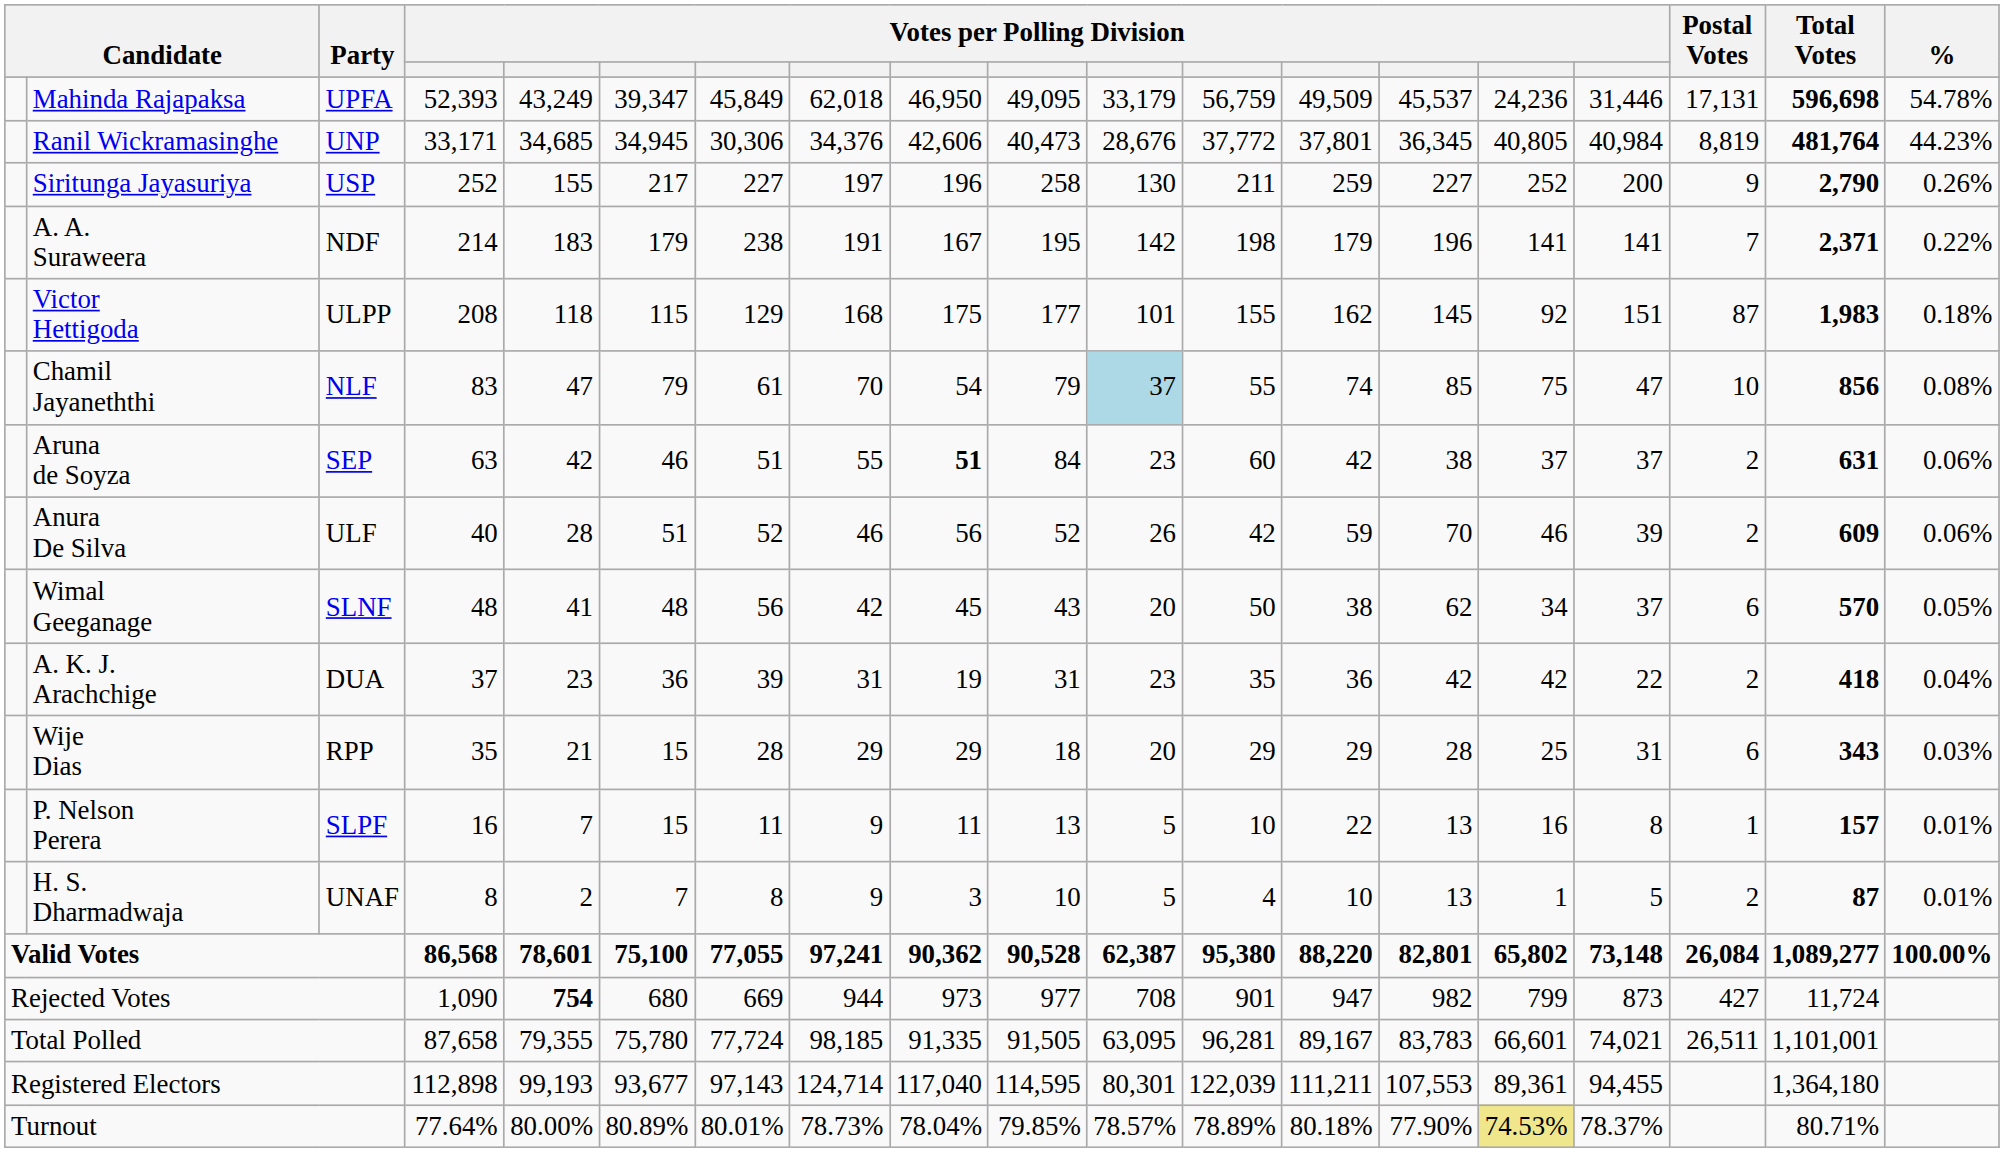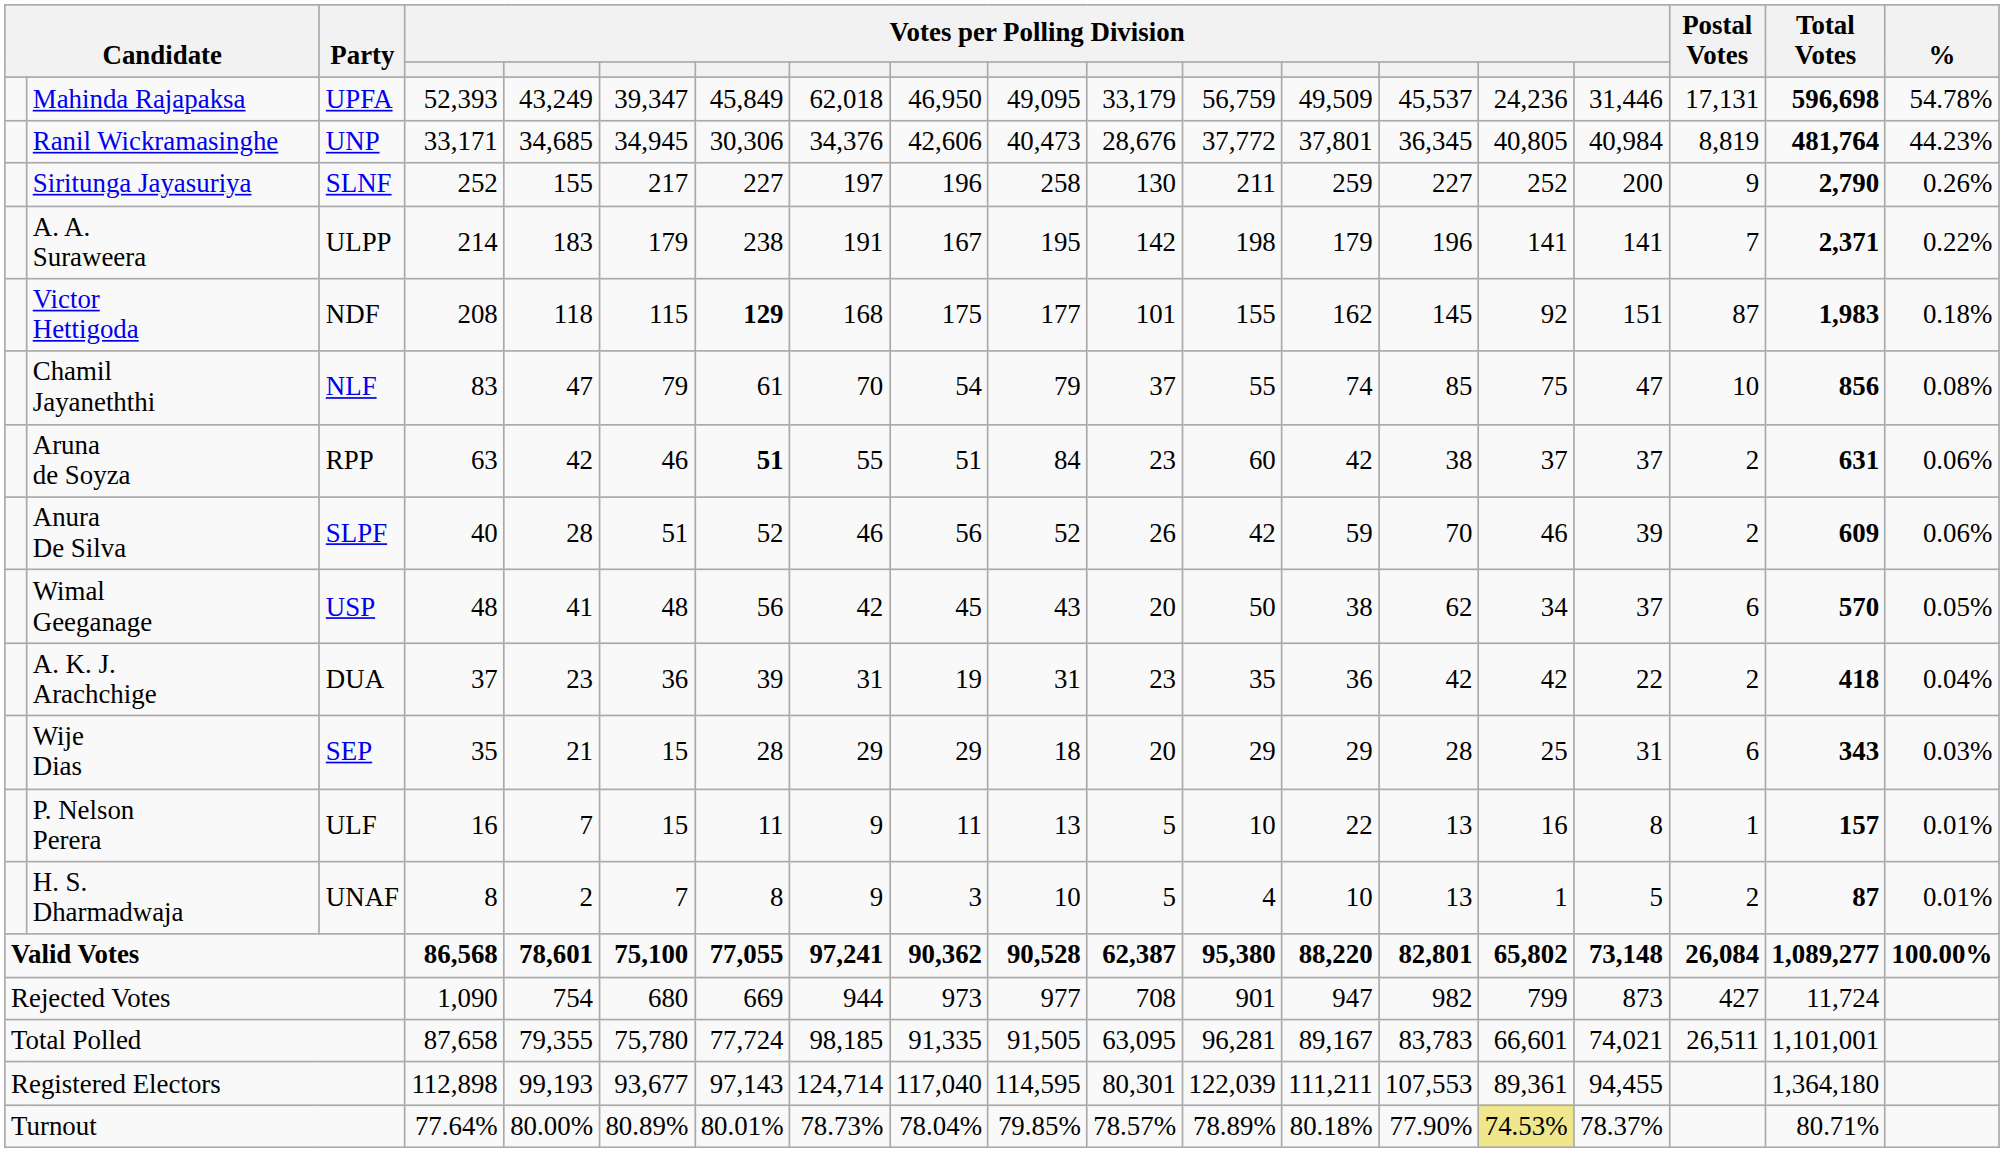(350, 183) USP -> (359, 183) SLNF
(353, 241) NDF -> (359, 241) ULPP
(359, 314) ULPP -> (353, 314) NDF
(763, 314) normal -> (763, 314) bold
(1163, 387) lightblue background -> (1163, 387) no background
(349, 460) SEP -> (350, 460) RPP
(770, 460) normal -> (770, 460) bold
(969, 460) bold -> (969, 460) normal
(351, 533) ULF -> (356, 533) SLPF
(359, 606) SLNF -> (350, 606) USP
(350, 751) RPP -> (349, 751) SEP
(356, 824) SLPF -> (351, 824) ULF
(573, 997) bold -> (573, 997) normal
